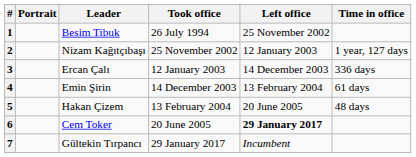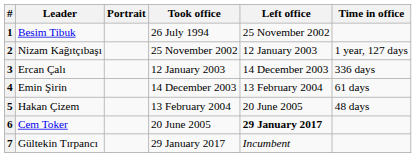columns swapped: (104, 14) <-> (37, 14)
